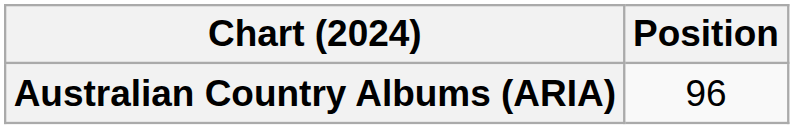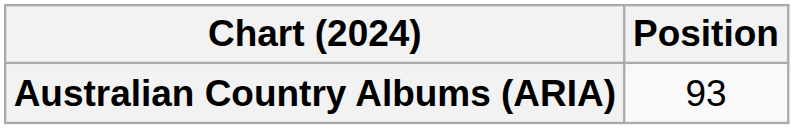(706, 92) 96 -> (706, 92) 93
